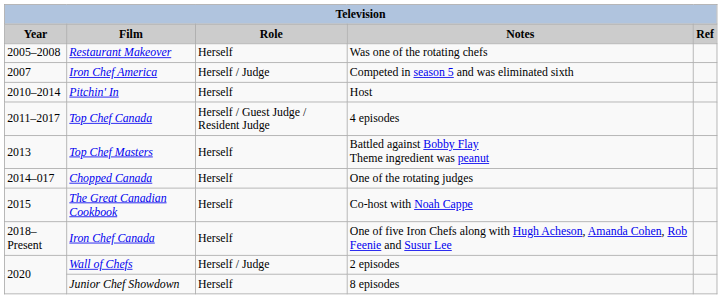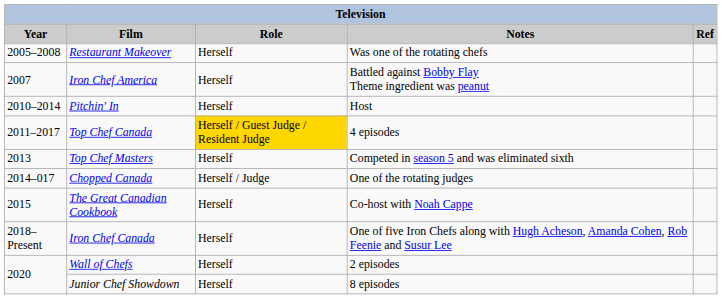(234, 73) Herself / Judge -> (215, 80) Herself
(462, 73) Competed in season 5 and was eliminated sixth -> (420, 80) Battled against Bobby Flay Theme ingredient was peanut
(252, 118) no background -> (252, 132) gold background
(420, 152) Battled against Bobby Flay Theme ingredient was peanut -> (462, 159) Competed in season 5 and was eliminated sixth
(215, 178) Herself -> (234, 178) Herself / Judge
(234, 265) Herself / Judge -> (215, 265) Herself
